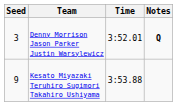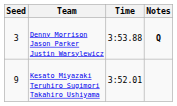(125, 39) 3:52.01 -> (125, 39) 3:53.88
(125, 80) 3:53.88 -> (125, 80) 3:52.01
